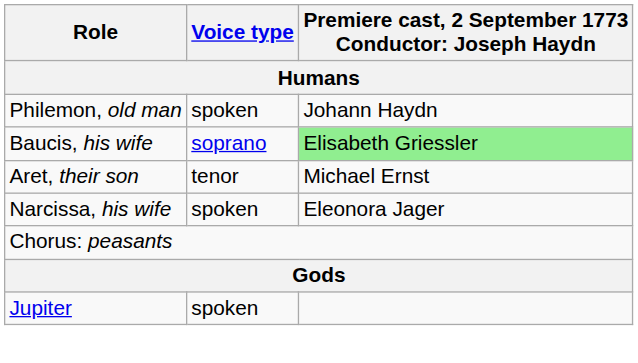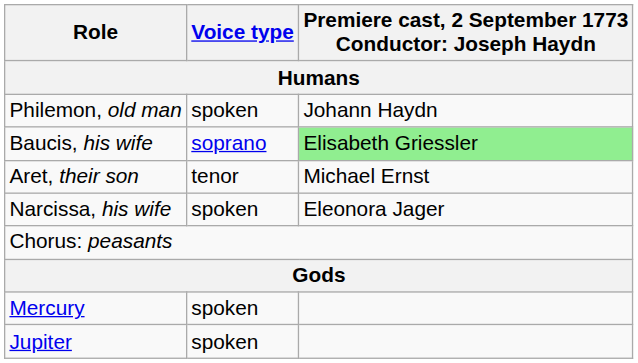+ row: (47, 308)
